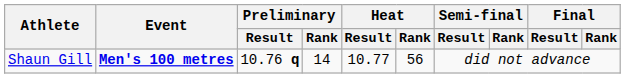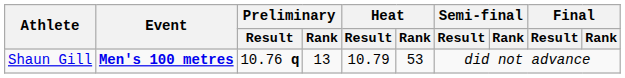(322, 61) 14 -> (322, 61) 13
(369, 61) 10.77 -> (369, 61) 10.79
(415, 61) 56 -> (415, 61) 53
